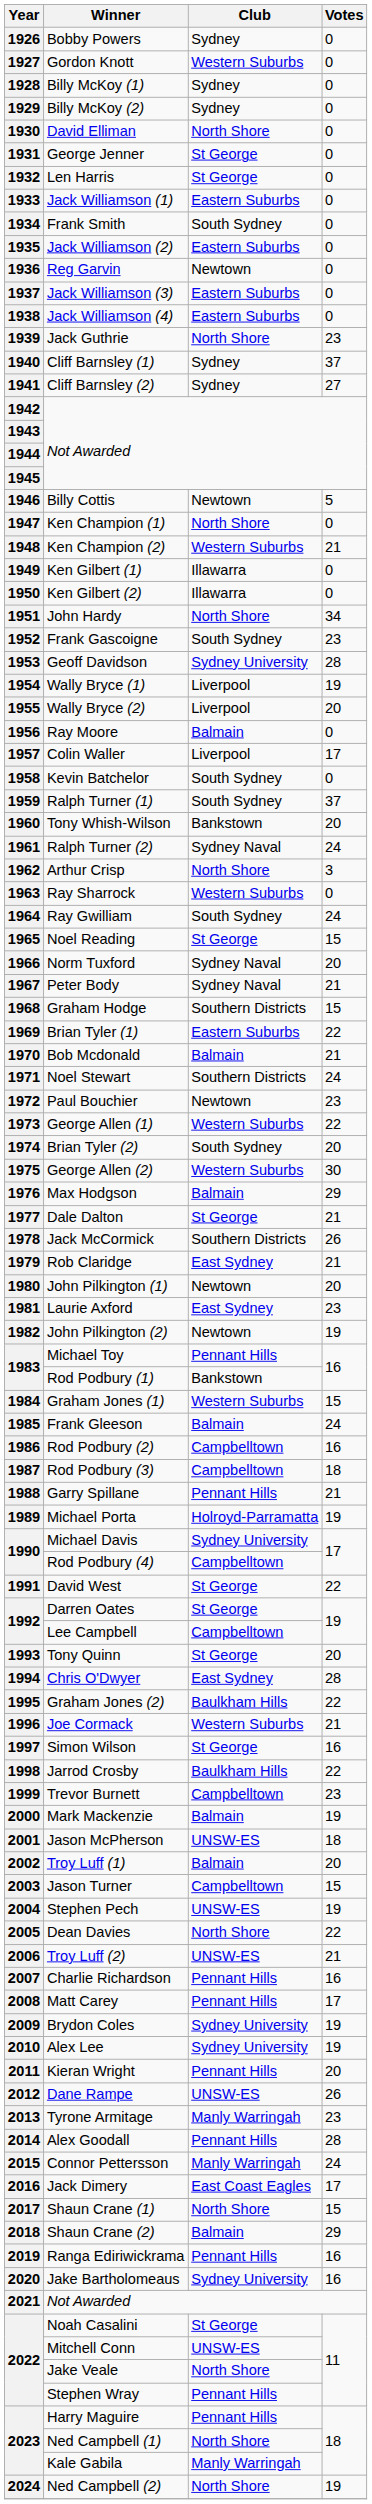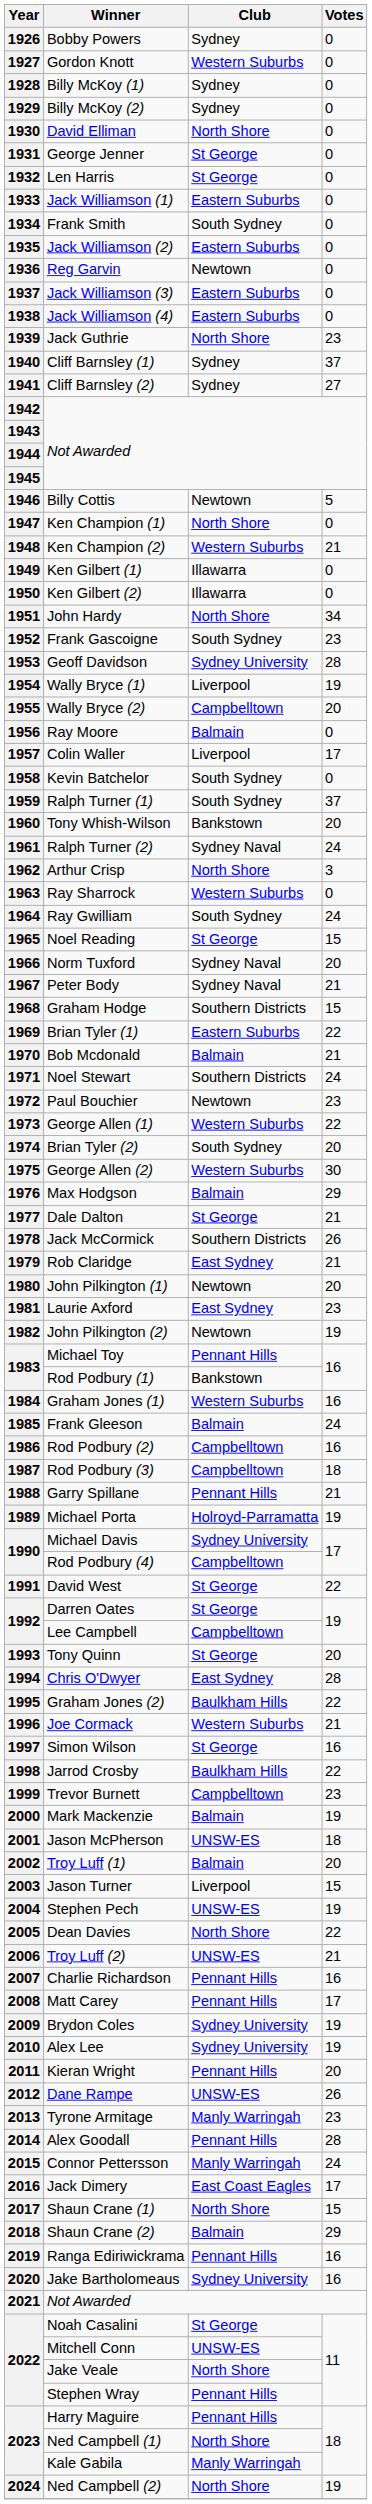(221, 708) Liverpool -> (237, 708) Campbelltown
(333, 1401) 15 -> (333, 1401) 16
(237, 1886) Campbelltown -> (221, 1886) Liverpool
